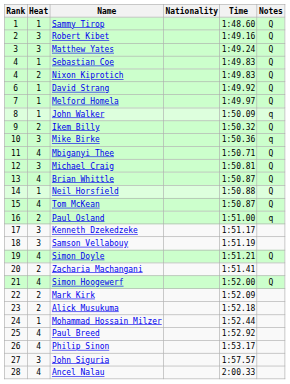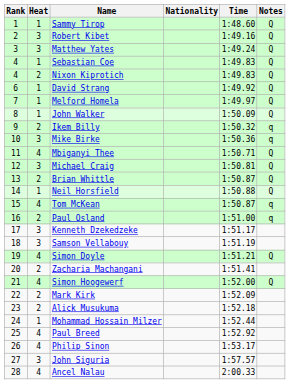(271, 114) q -> (271, 114) Q
(271, 127) Q -> (271, 127) q
(39, 179) 4 -> (39, 179) 2
(271, 205) Q -> (271, 205) q
